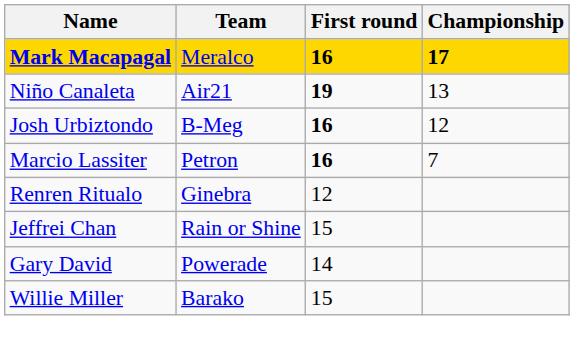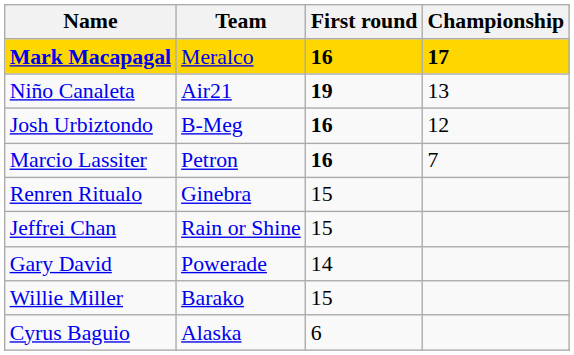(322, 194) 12 -> (322, 194) 15
+ row: (70, 332)
